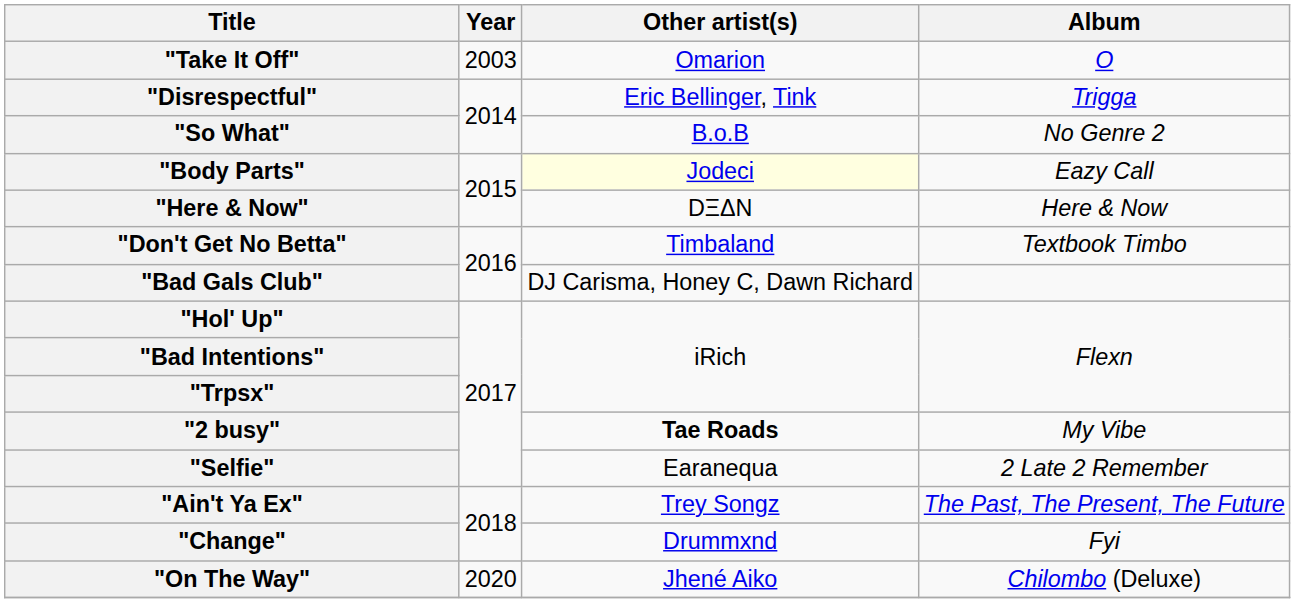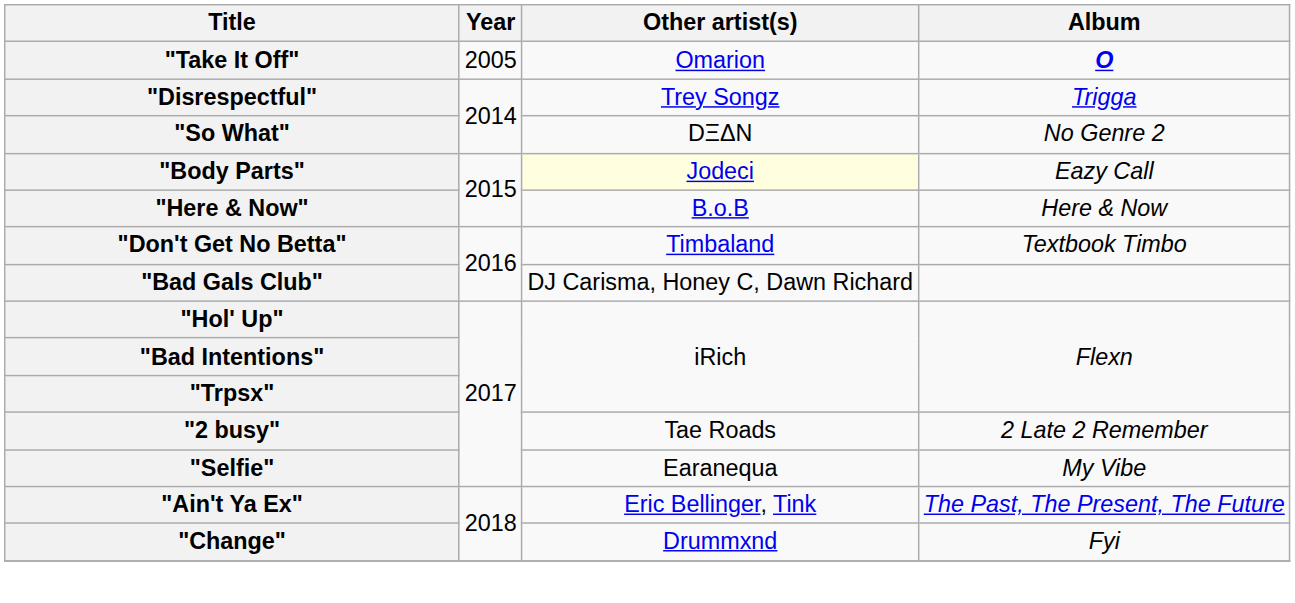(491, 60) 2003 -> (491, 60) 2005
(1104, 60) normal -> (1104, 60) bold
(720, 97) Eric Bellinger, Tink -> (720, 97) Trey Songz
(720, 134) B.o.B -> (720, 134) DΞΔN
(720, 208) DΞΔN -> (720, 208) B.o.B
(720, 430) bold -> (720, 430) normal
(1104, 430) My Vibe -> (1104, 430) 2 Late 2 Remember
(1104, 467) 2 Late 2 Remember -> (1104, 467) My Vibe
(720, 504) Trey Songz -> (720, 504) Eric Bellinger, Tink
- row: (232, 578)
